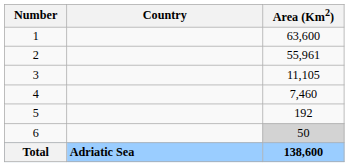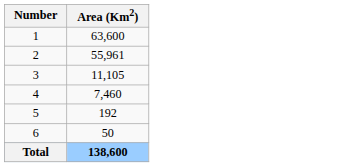- column: (165, 15)
(303, 133) lightgrey background -> (108, 133) no background
